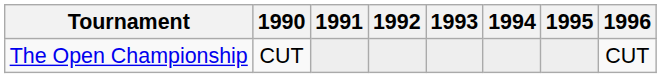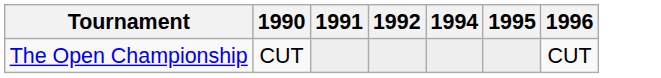- column: (454, 22)
